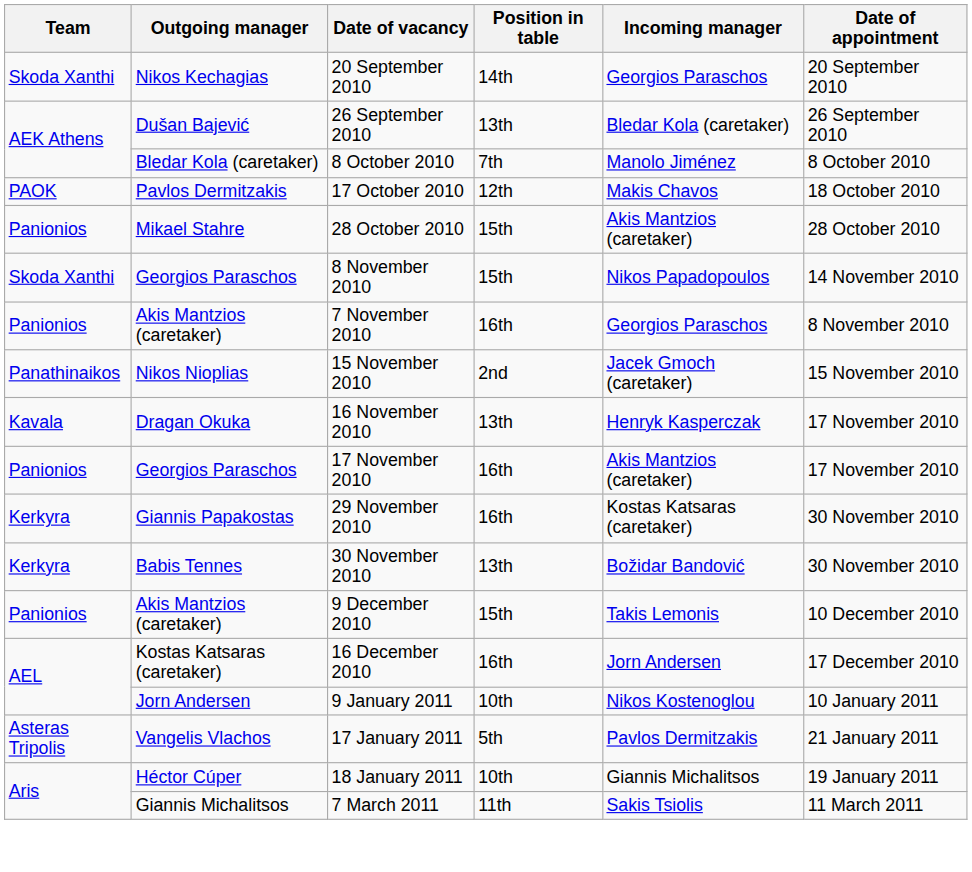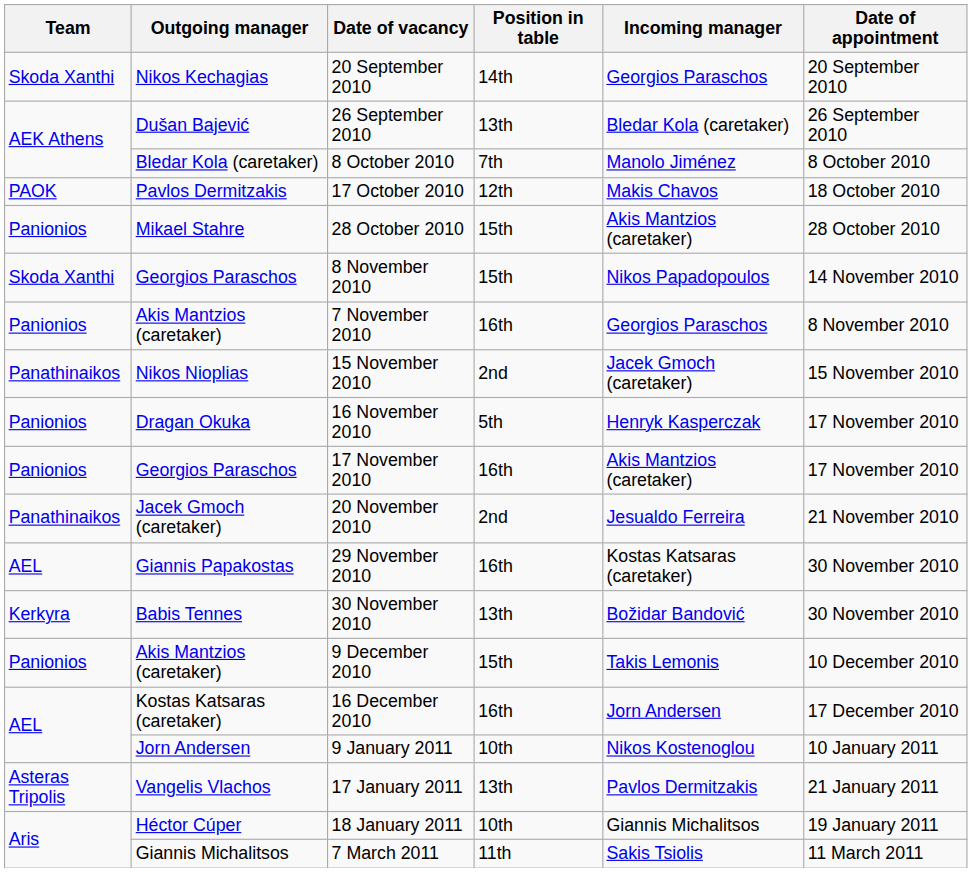(36, 421) Kavala -> (48, 421) Panionios
(495, 421) 13th -> (491, 421) 5th
+ row: (385, 518)
(39, 518) Kerkyra -> (25, 566) AEL
(491, 738) 5th -> (495, 787) 13th
